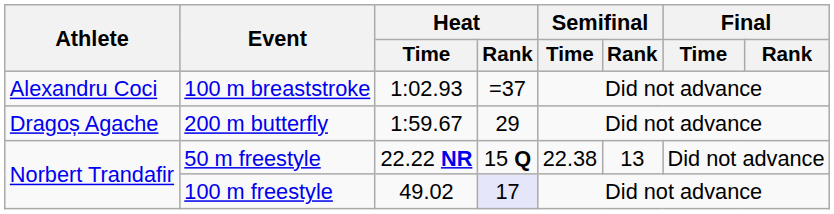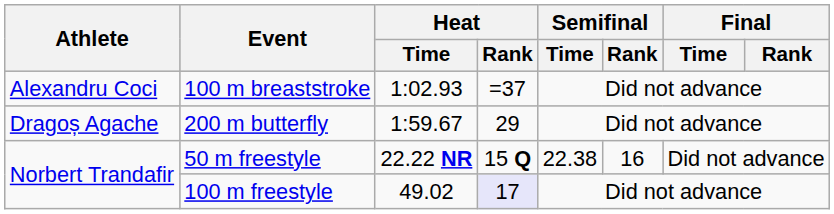(632, 158) 13 -> (632, 158) 16
